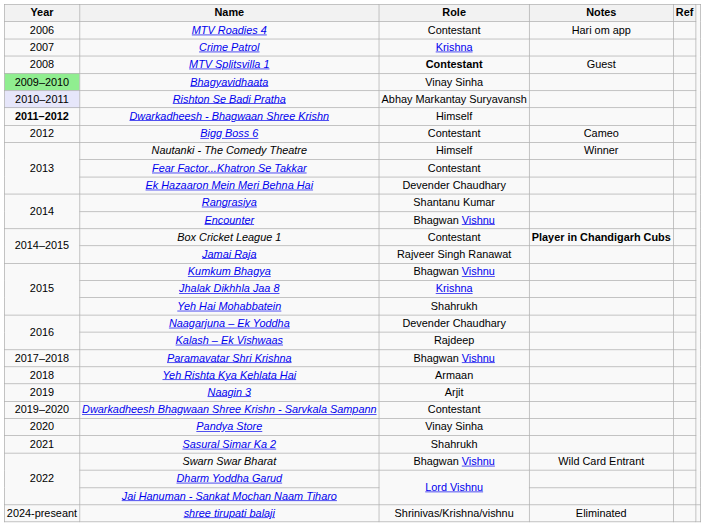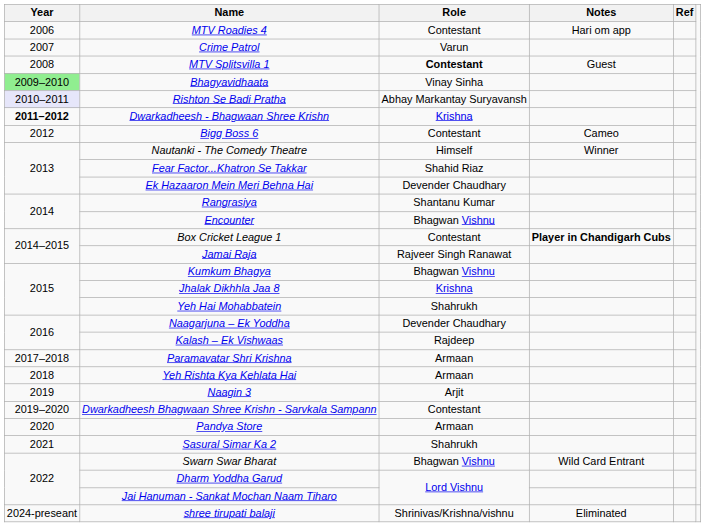(454, 47) Krishna -> (454, 47) Varun
(454, 116) Himself -> (454, 116) Krishna
(454, 168) Contestant -> (454, 168) Shahid Riaz
(454, 358) Bhagwan Vishnu -> (454, 358) Armaan
(454, 427) Vinay Sinha -> (454, 427) Armaan
